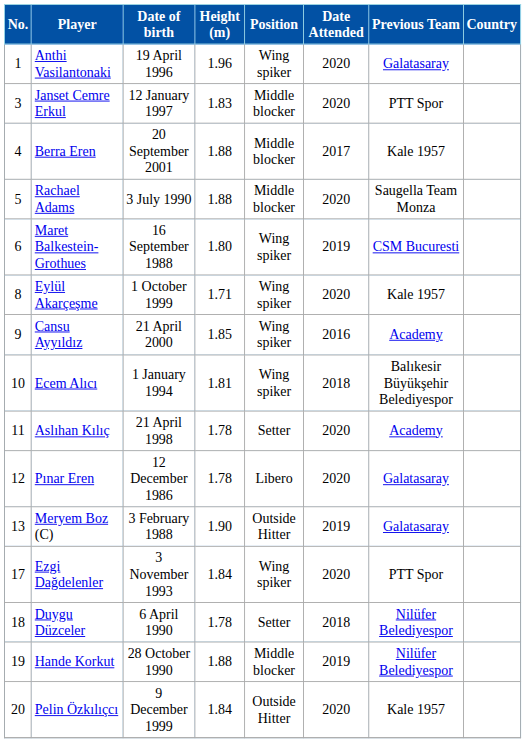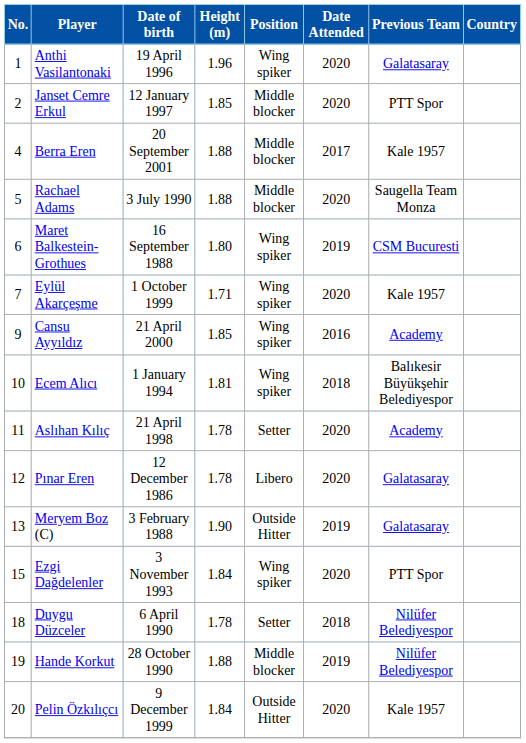(18, 103) 3 -> (18, 103) 2
(220, 103) 1.83 -> (220, 103) 1.85
(18, 295) 8 -> (18, 295) 7
(18, 574) 17 -> (18, 574) 15
